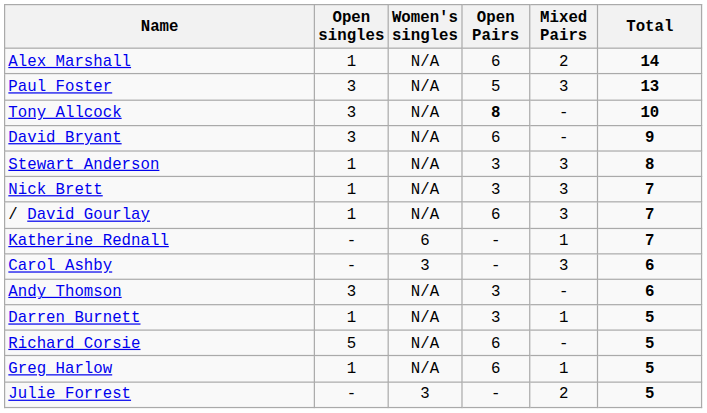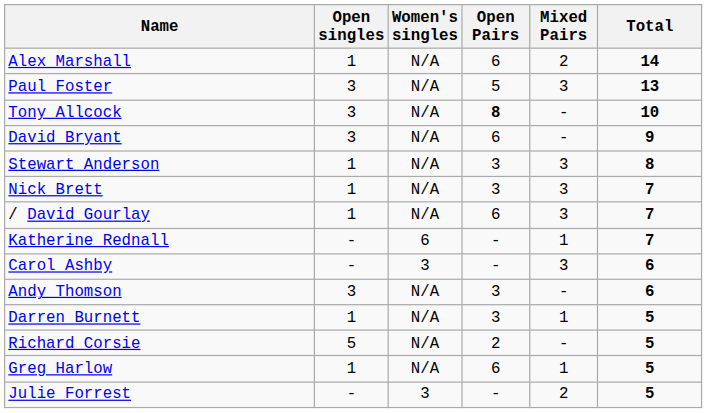(496, 343) 6 -> (496, 343) 2
